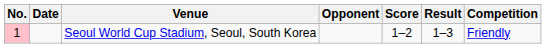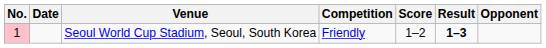columns swapped: (351, 14) <-> (503, 14)
(443, 33) normal -> (456, 33) bold
